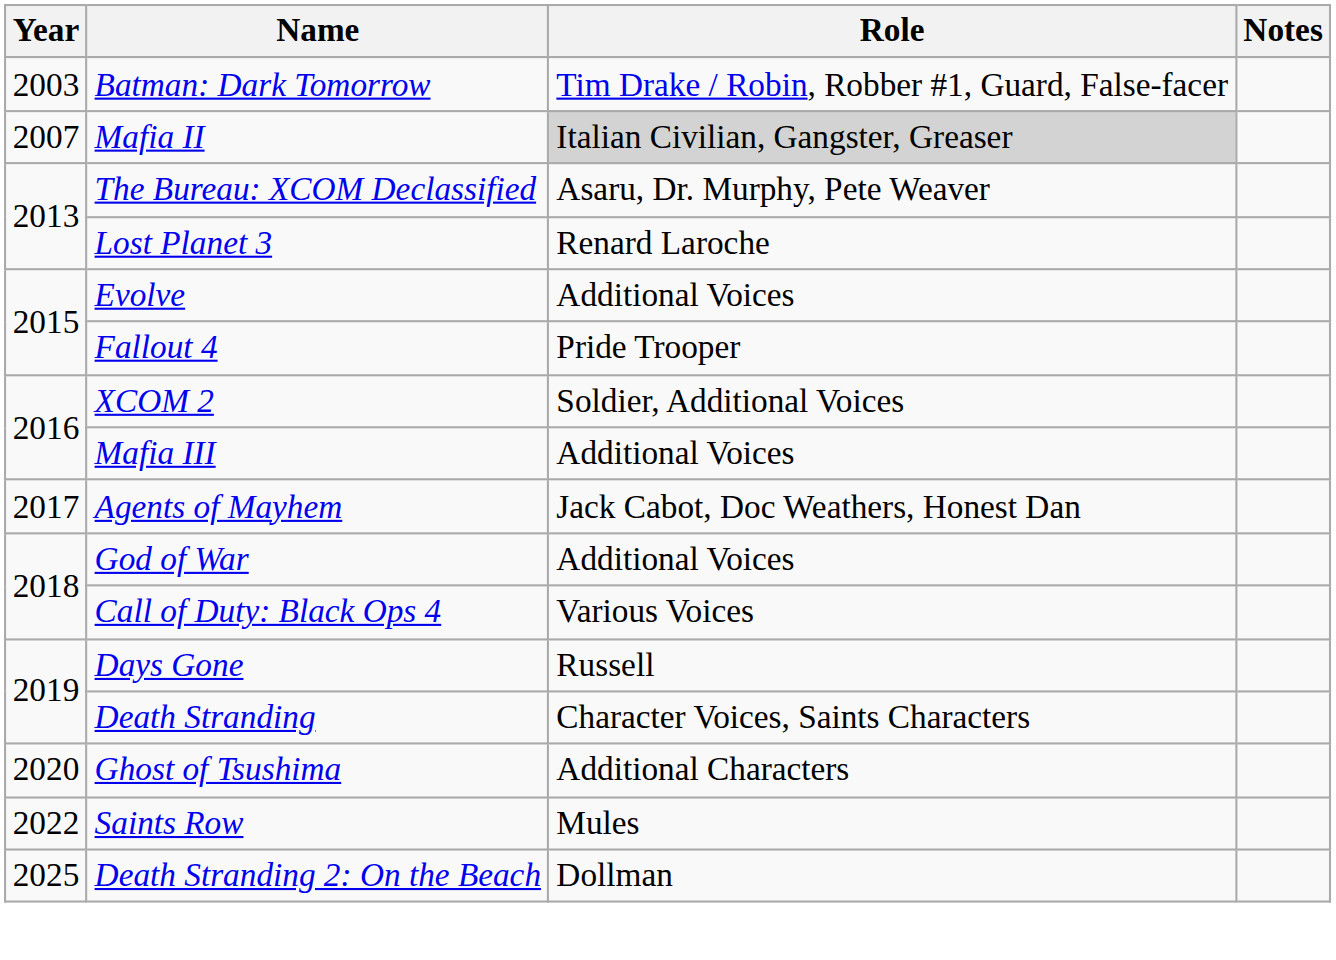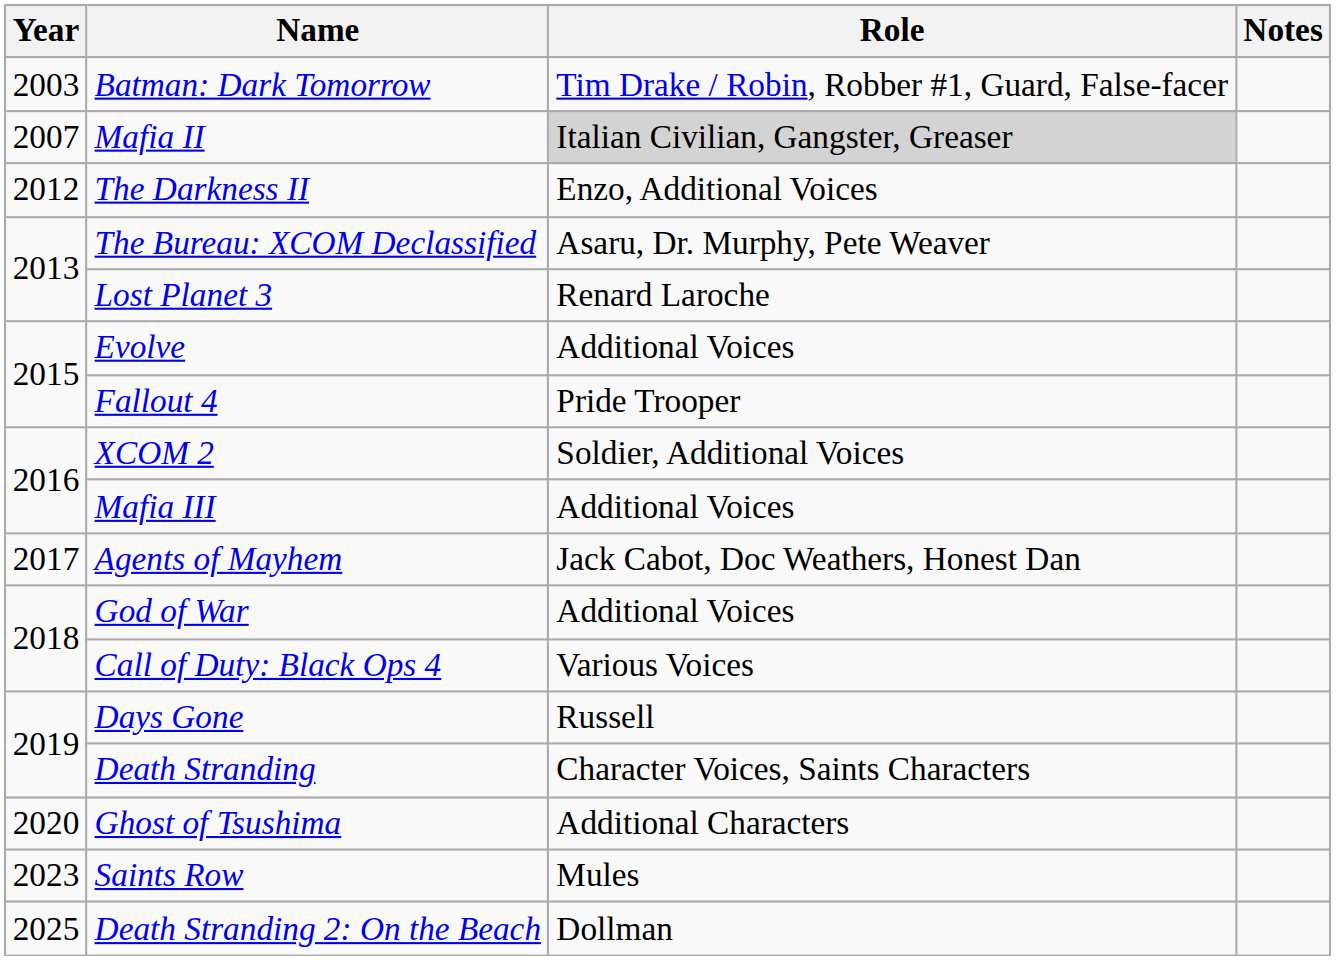+ row: (202, 189)
(46, 822) 2022 -> (46, 875) 2023
